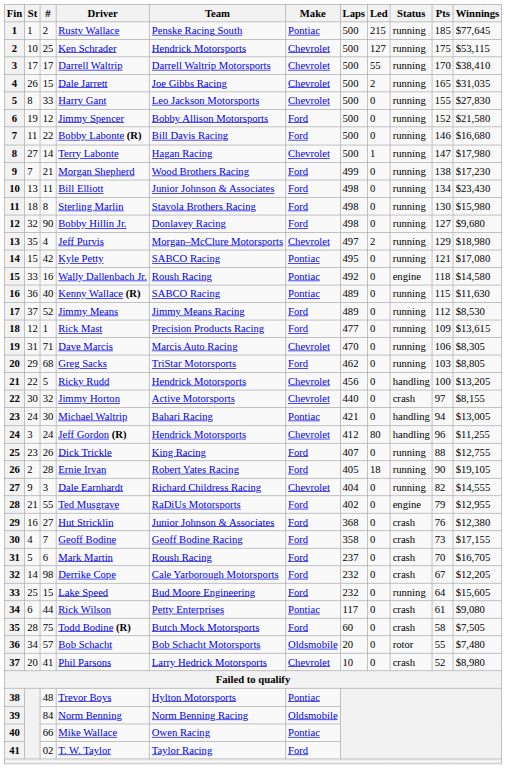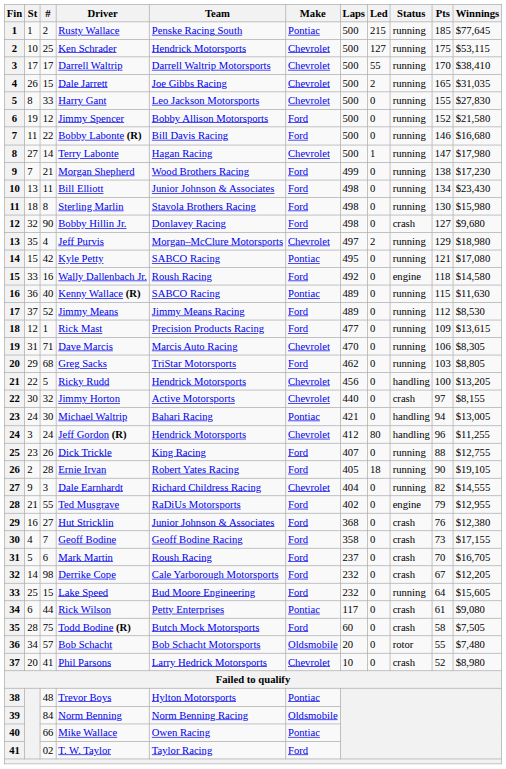(409, 223) running -> (404, 223) crash
(304, 276) Pontiac -> (298, 276) Ford
